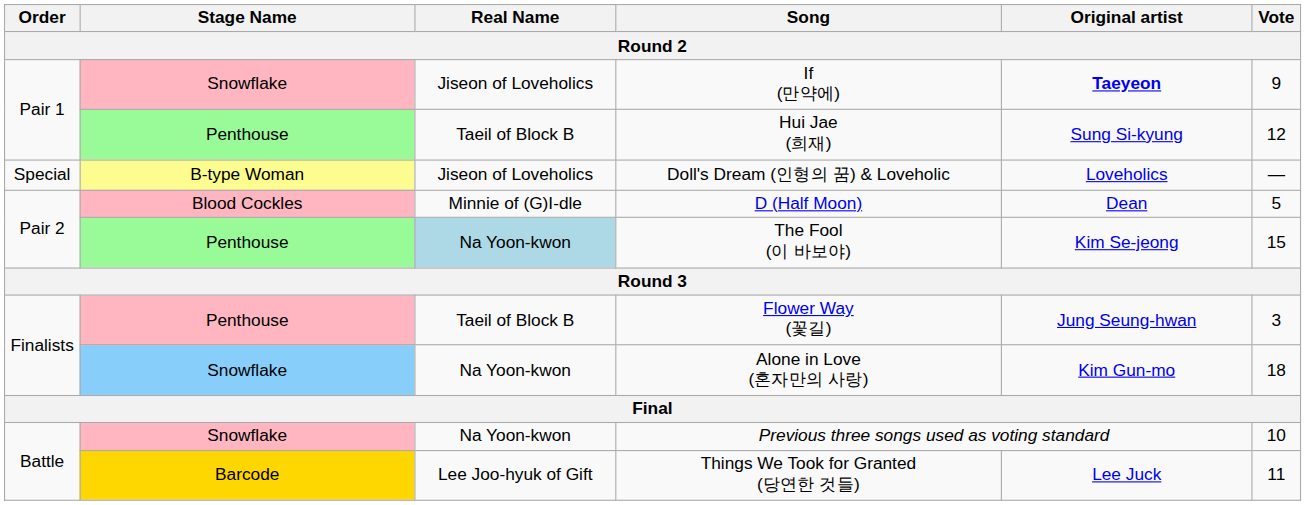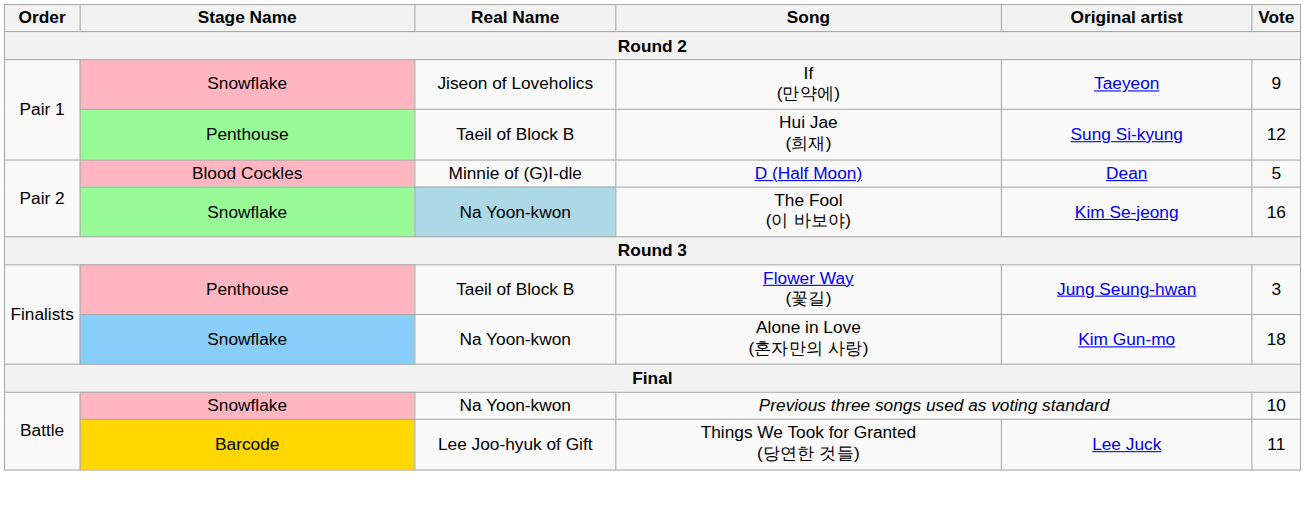(1127, 84) bold -> (1127, 84) normal
- row: (808, 174)
(247, 242) Penthouse -> (247, 211) Snowflake
(1276, 242) 15 -> (1276, 211) 16
